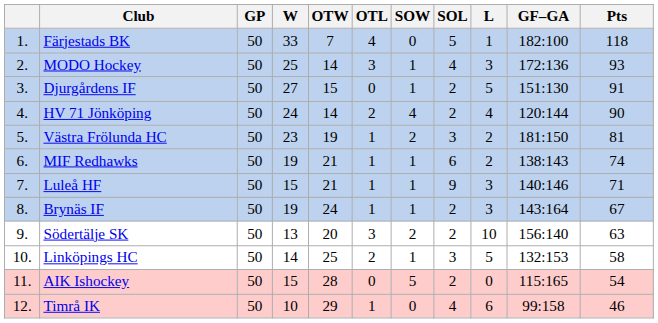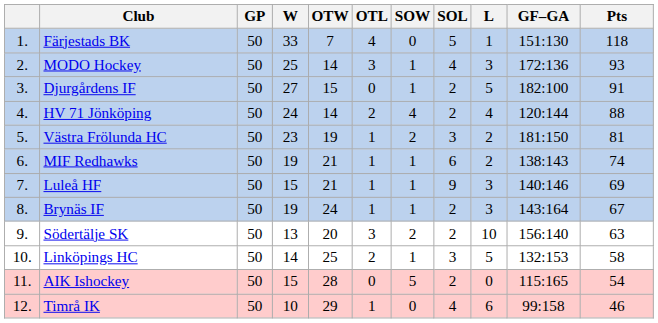(543, 40) 182:100 -> (543, 40) 151:130
(543, 88) 151:130 -> (543, 88) 182:100
(617, 112) 90 -> (617, 112) 88
(617, 185) 71 -> (617, 185) 69
